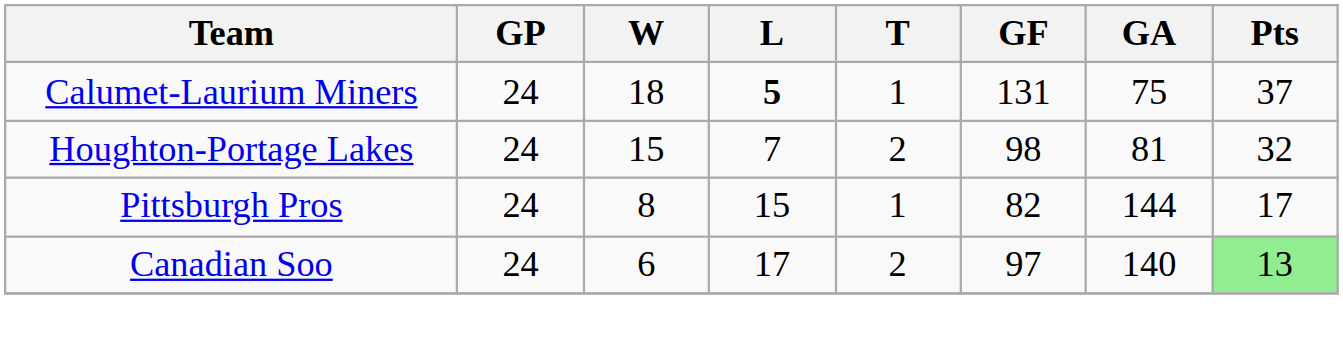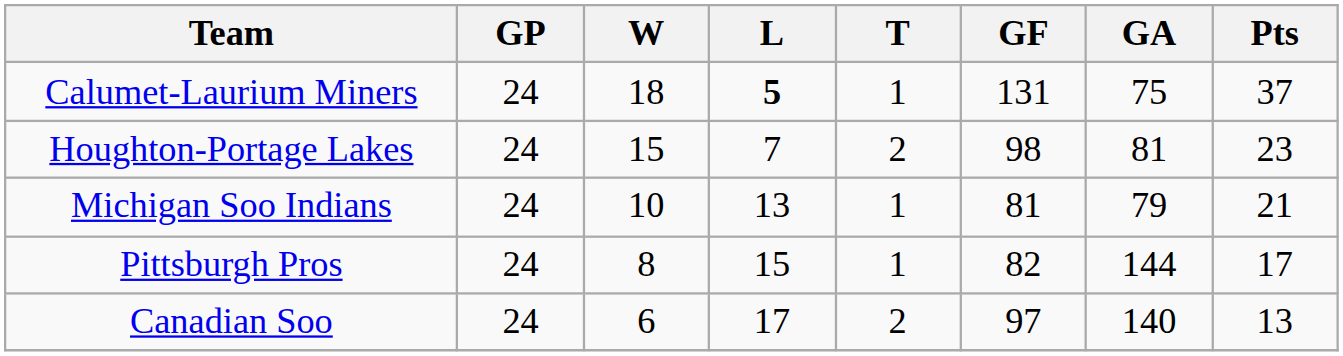(1275, 148) 32 -> (1275, 148) 23
+ row: (231, 206)
(1275, 263) lightgreen background -> (1275, 321) no background
